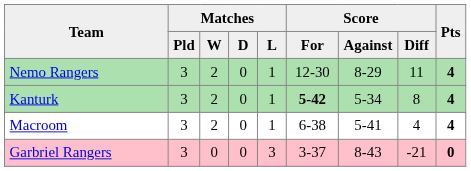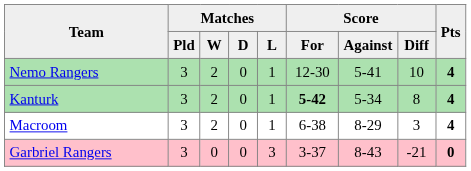(368, 71) 8-29 -> (368, 71) 5-41
(417, 71) 11 -> (417, 71) 10
(368, 125) 5-41 -> (368, 125) 8-29
(417, 125) 4 -> (417, 125) 3
